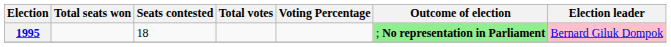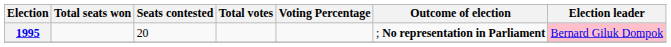(143, 32) 18 -> (143, 32) 20
(461, 32) lightgreen background -> (461, 32) no background
